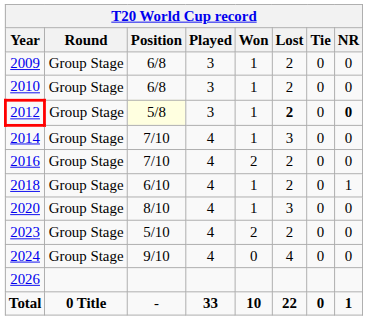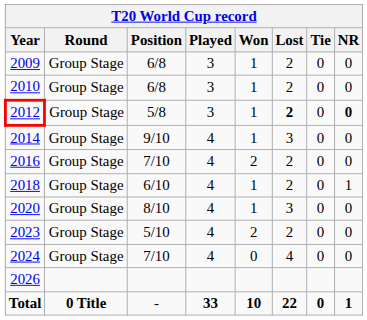(156, 112) lightyellow background -> (156, 112) no background
(156, 137) 7/10 -> (156, 137) 9/10
(156, 256) 9/10 -> (156, 256) 7/10
